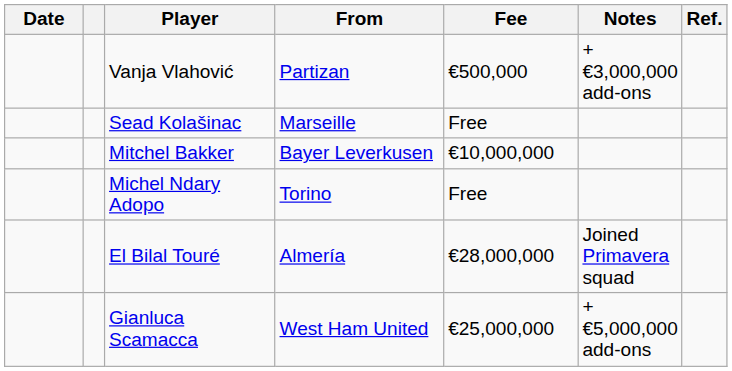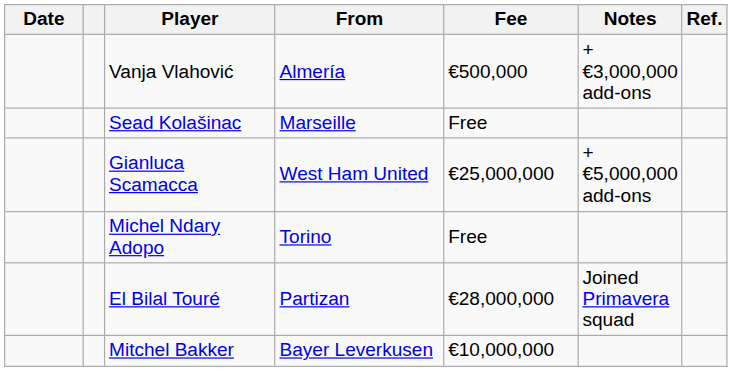(314, 71) Partizan -> (312, 71) Almería
rows swapped: (171, 153) <-> (154, 329)
(312, 256) Almería -> (314, 299) Partizan
